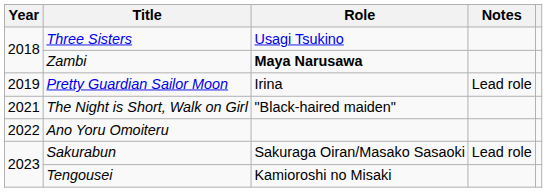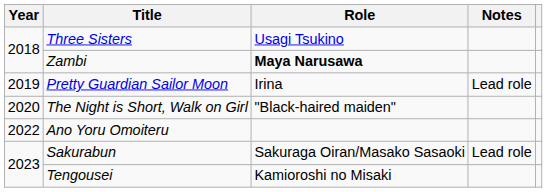(24, 107) 2021 -> (24, 107) 2020
